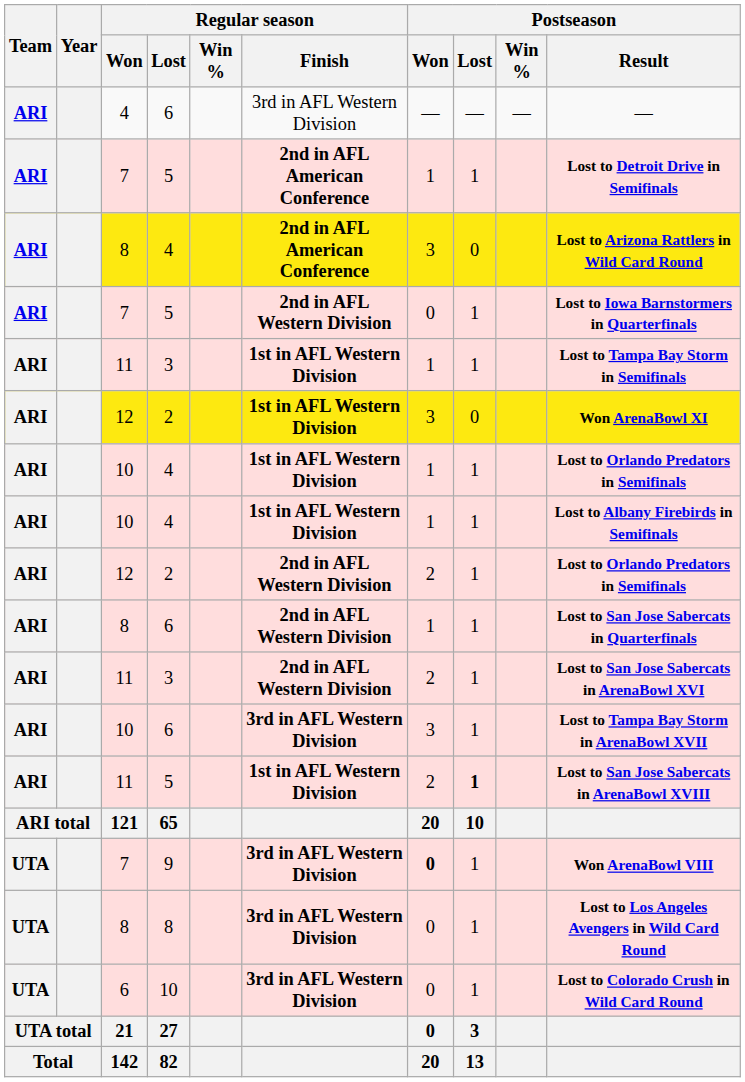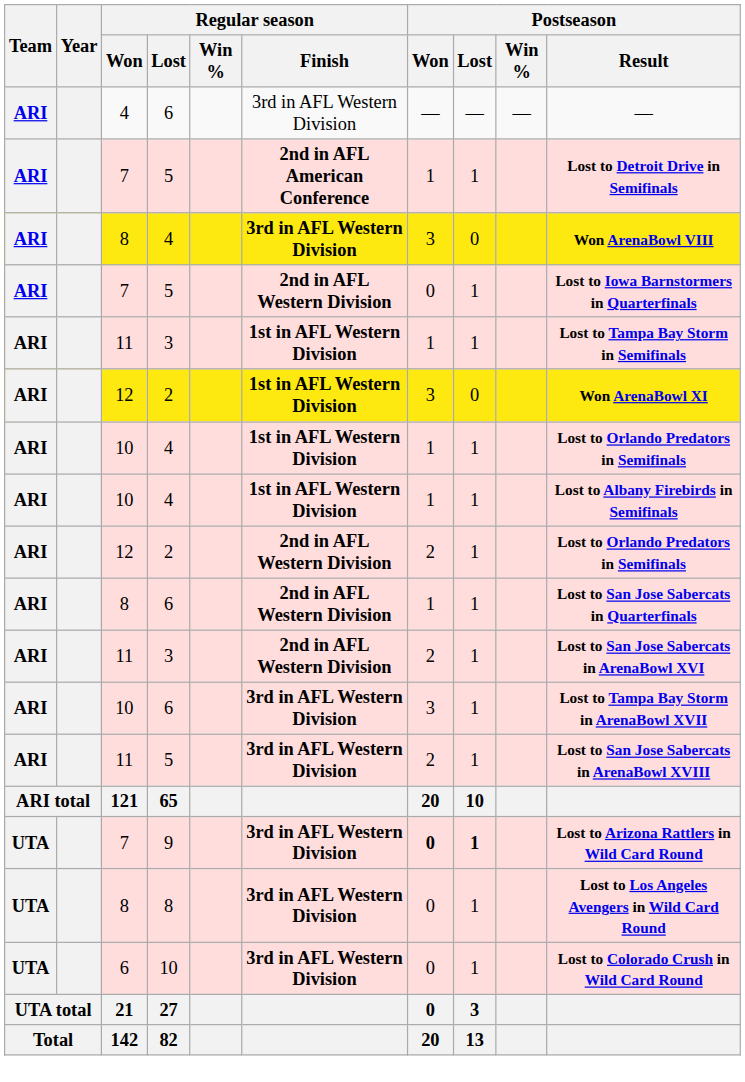(324, 250) 2nd in AFL American Conference -> (324, 239) 3rd in AFL Western Division
(644, 251) Lost to Arizona Rattlers in Wild Card Round -> (644, 240) Won ArenaBowl VIII
(324, 781) 1st in AFL Western Division -> (324, 760) 3rd in AFL Western Division
(475, 781) bold -> (475, 760) normal
(475, 864) normal -> (475, 842) bold
(644, 866) Won ArenaBowl VIII -> (644, 844) Lost to Arizona Rattlers in Wild Card Round
